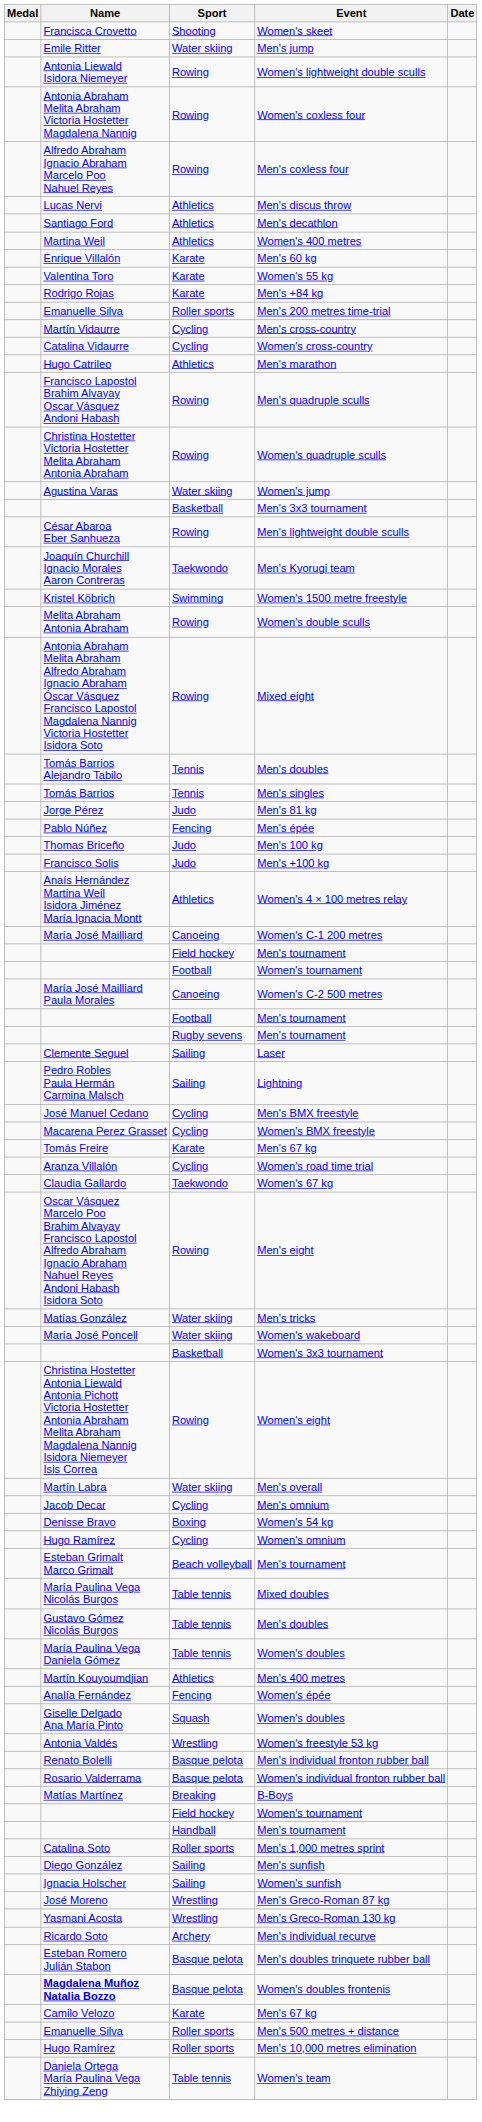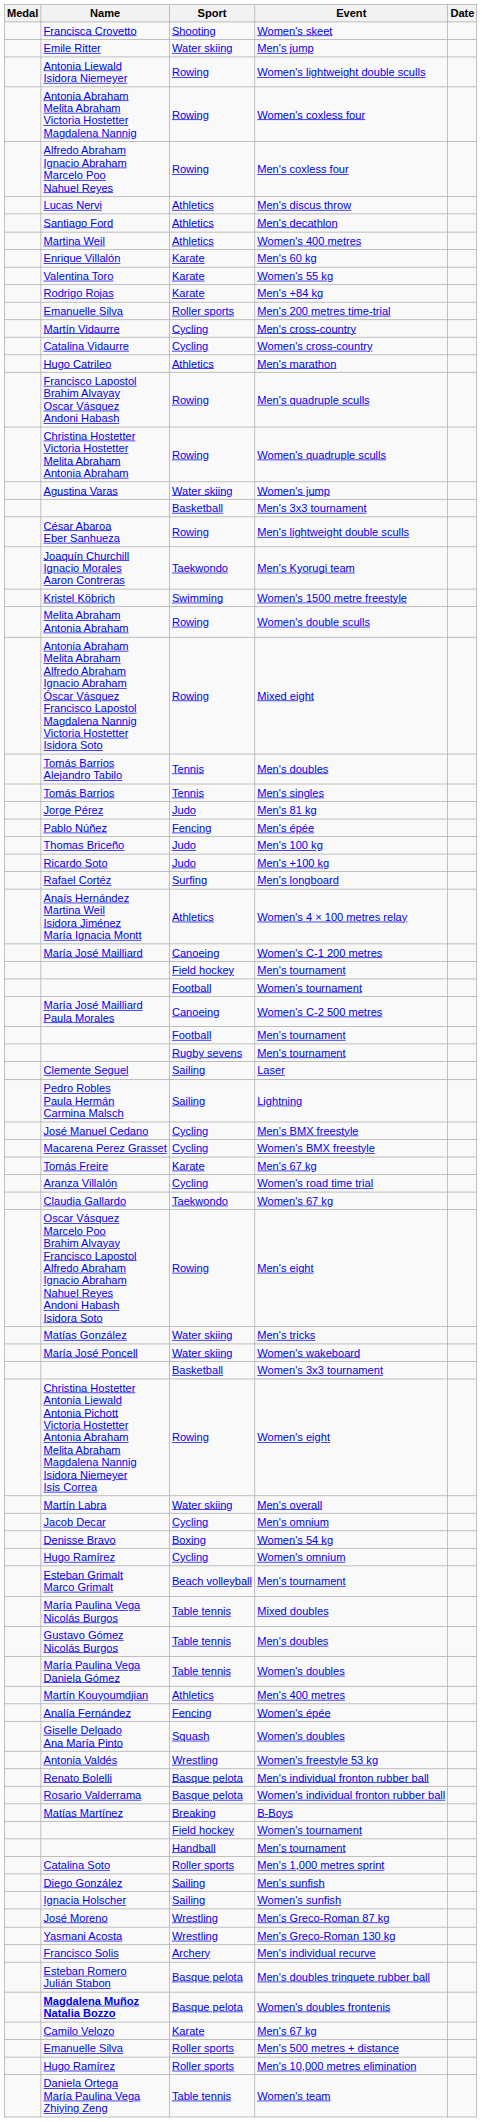(81, 863) Francisco Solis -> (76, 863) Ricardo Soto
+ row: (189, 881)
(76, 1936) Ricardo Soto -> (81, 1953) Francisco Solis
